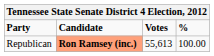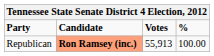(159, 43) 55,613 -> (159, 43) 55,913
